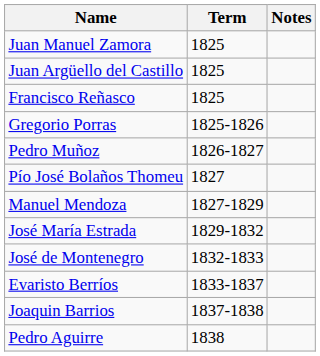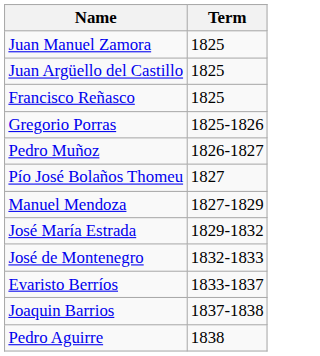- column: (291, 17)
